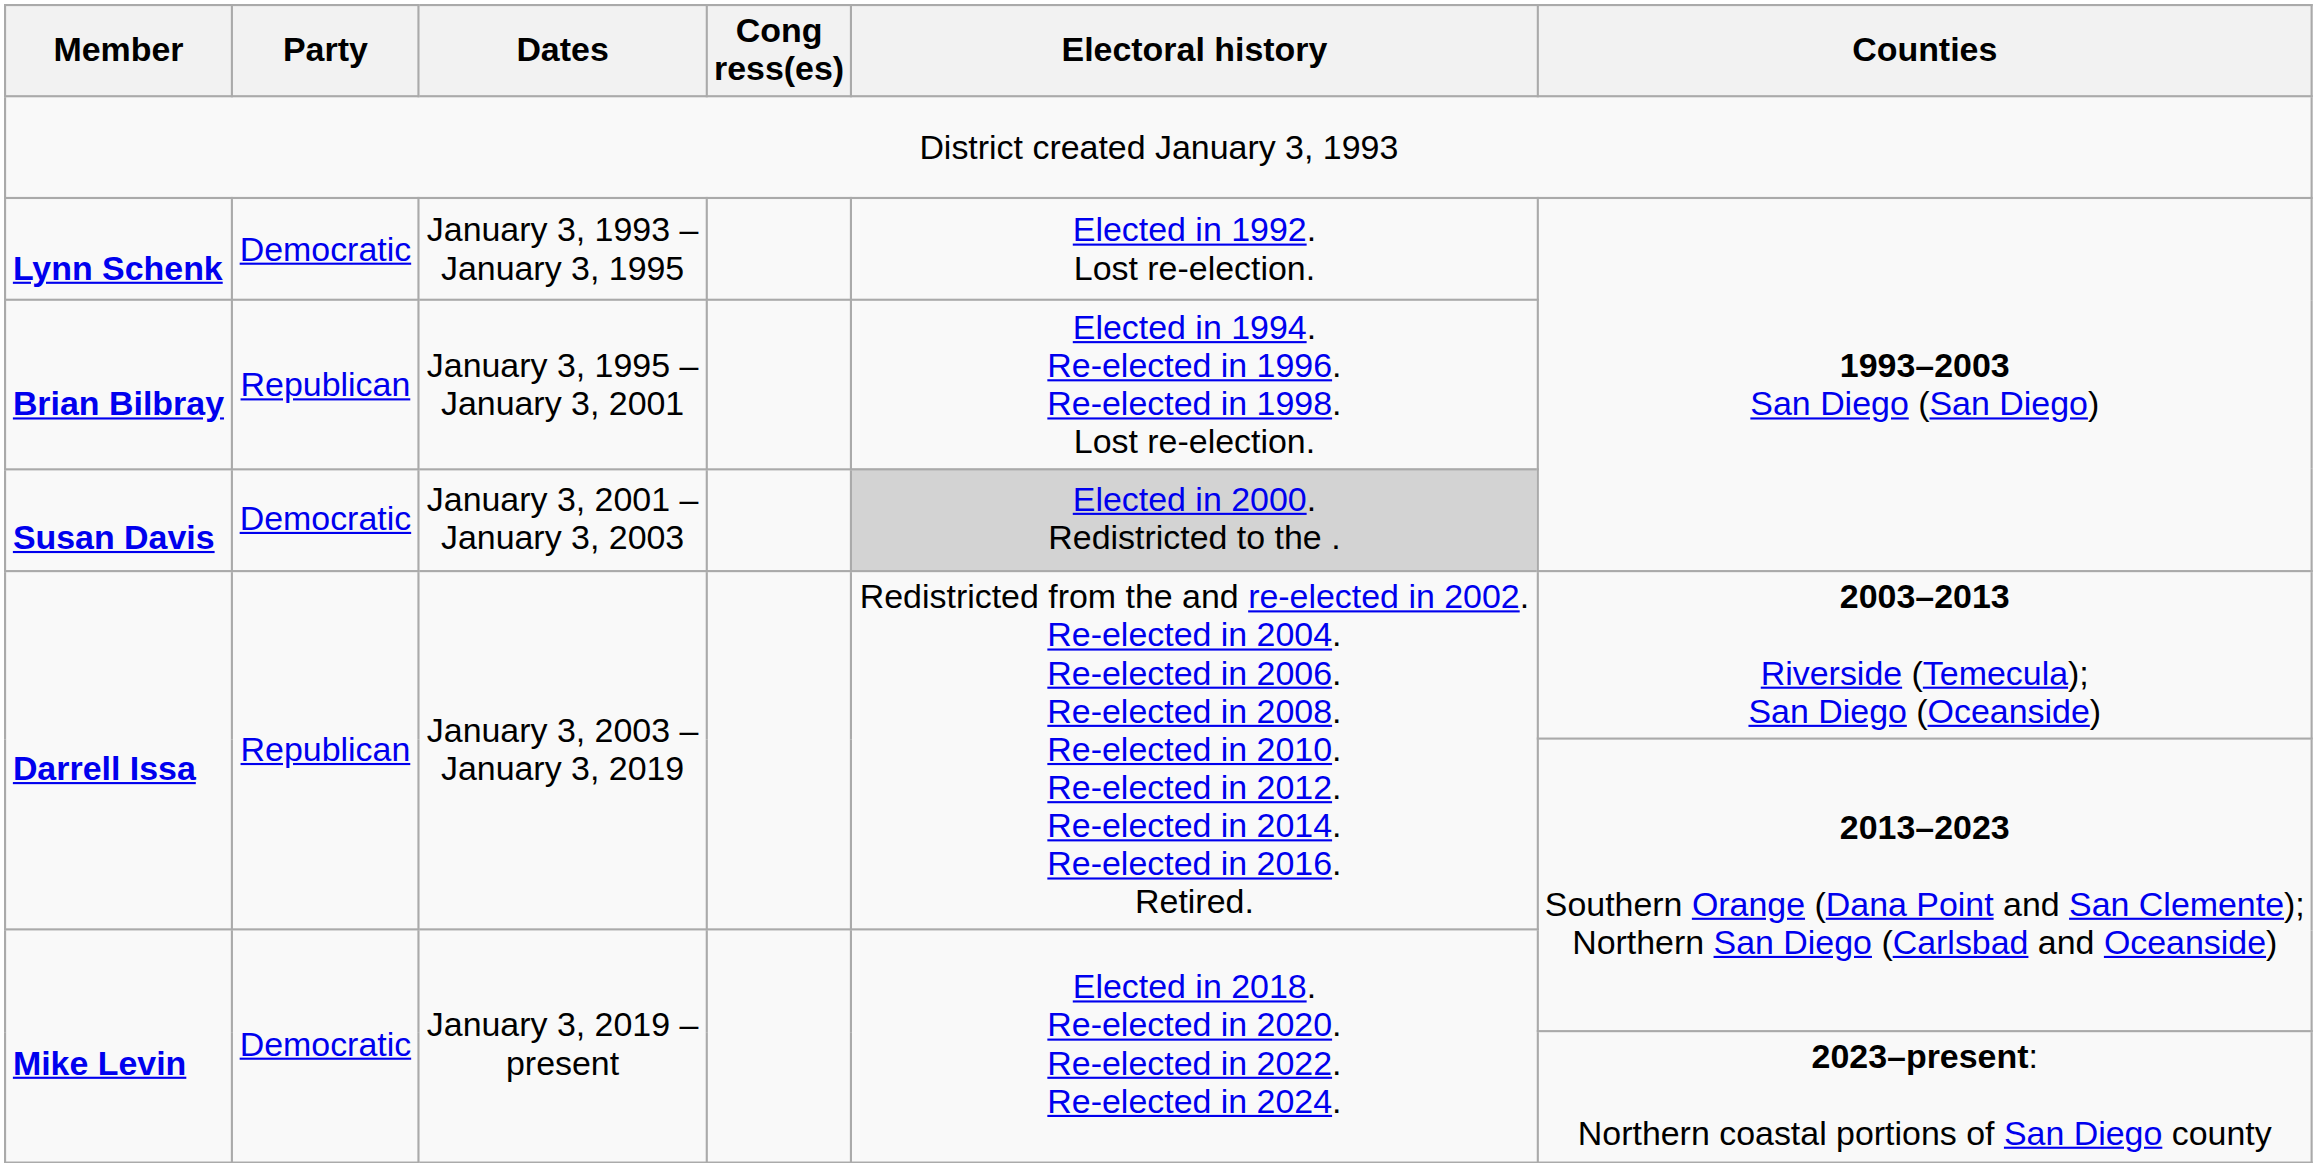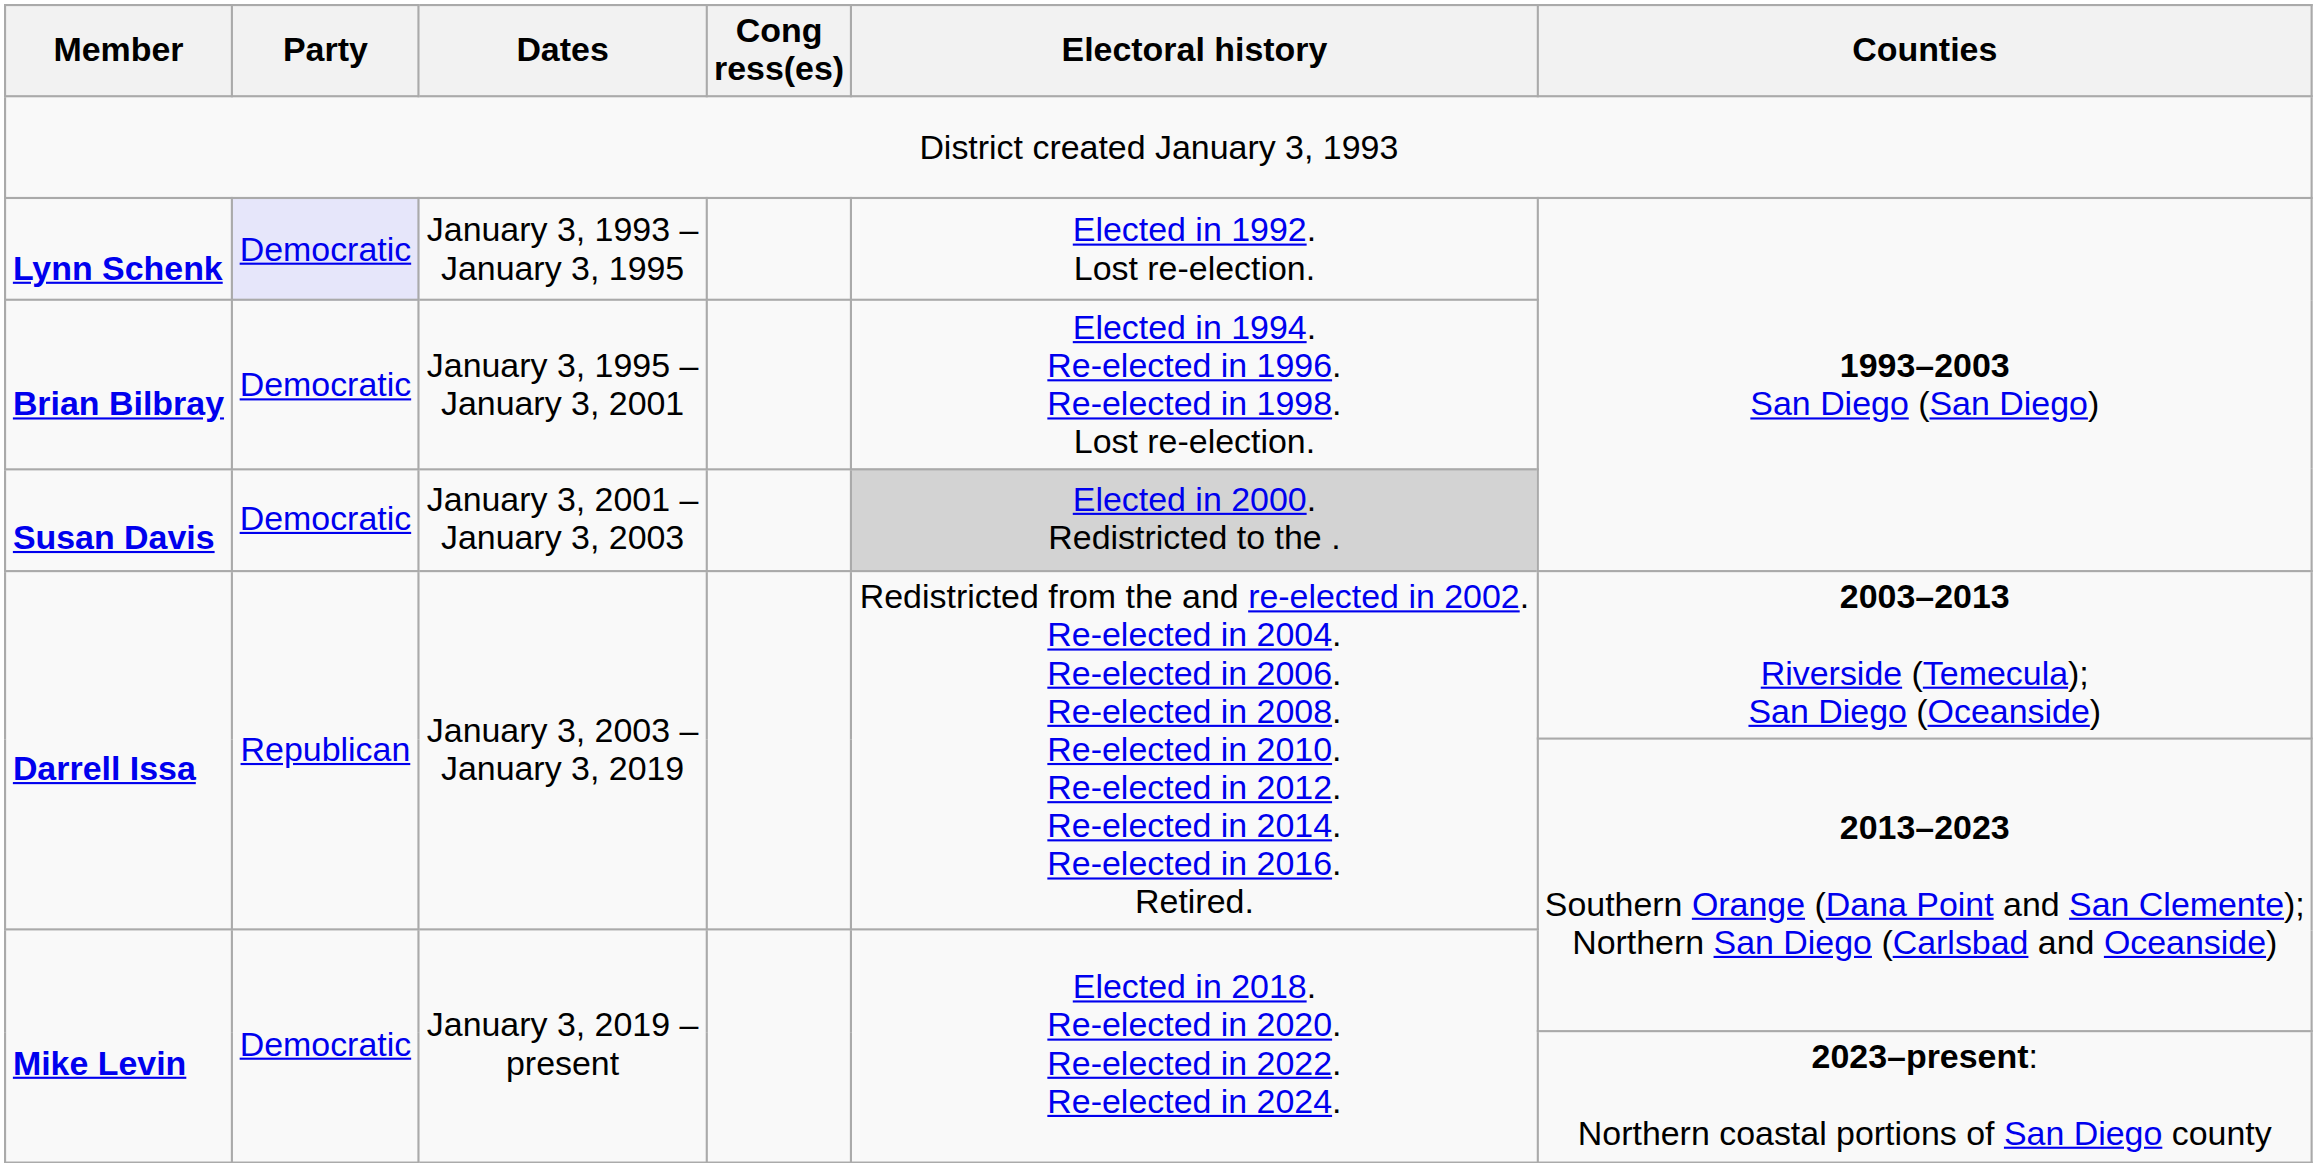(325, 249) no background -> (325, 249) lavender background
(325, 384) Republican -> (325, 384) Democratic
